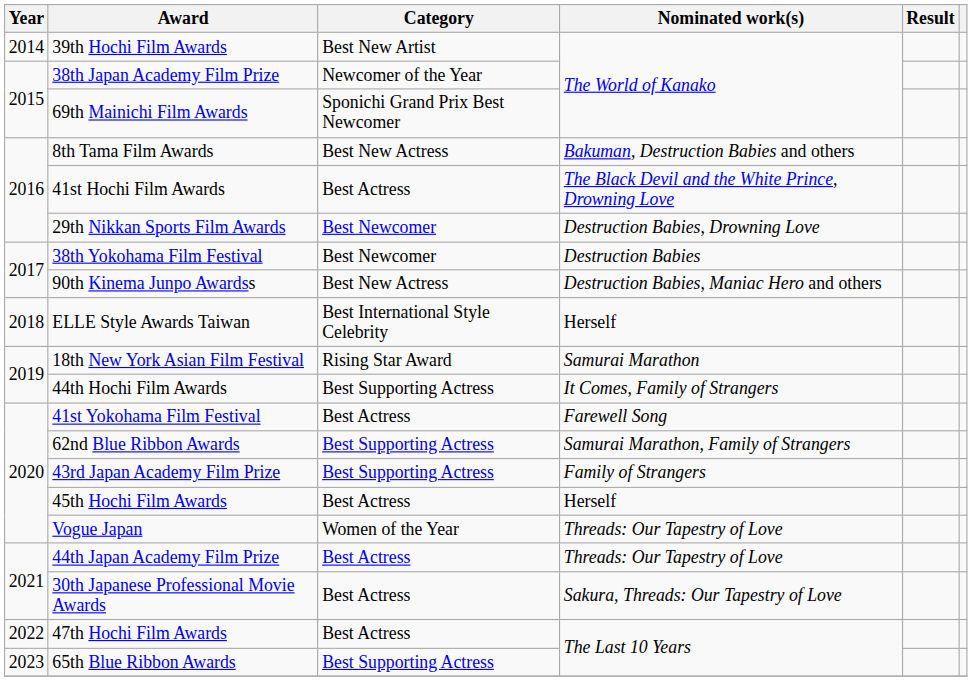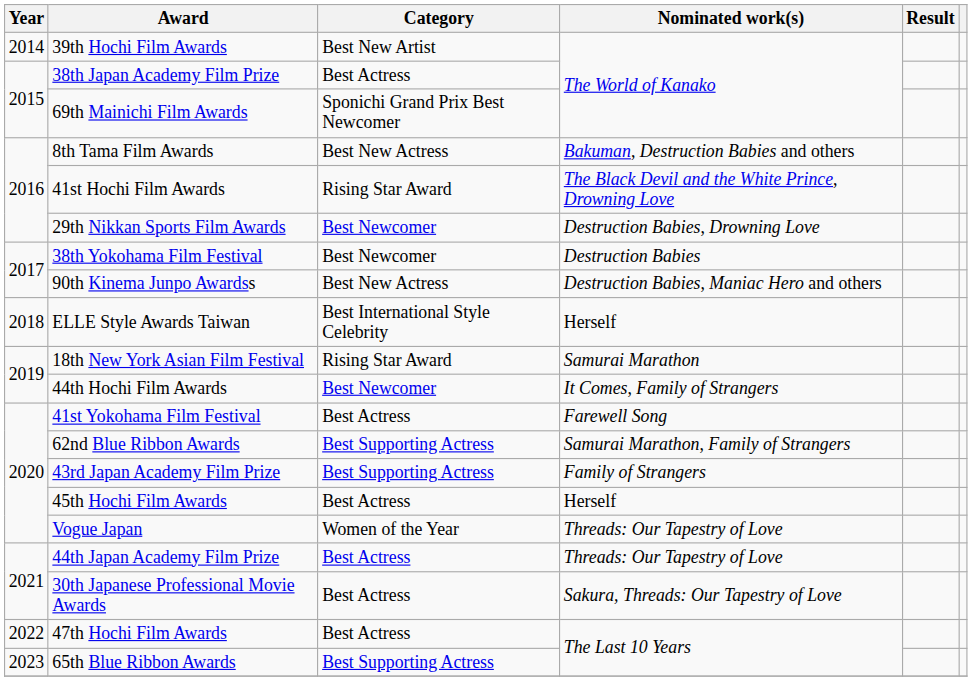(402, 74) Newcomer of the Year -> (366, 74) Best Actress
(366, 189) Best Actress -> (387, 189) Rising Star Award
(408, 388) Best Supporting Actress -> (379, 388) Best Newcomer
